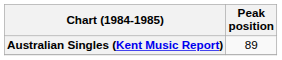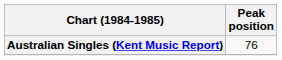(251, 45) 89 -> (251, 45) 76
